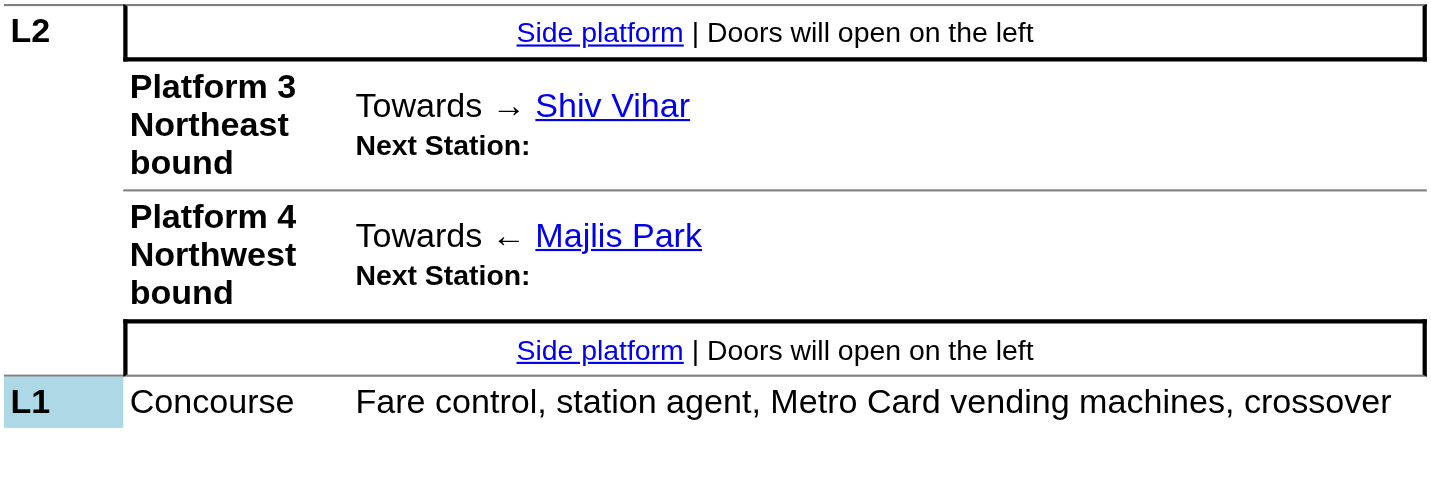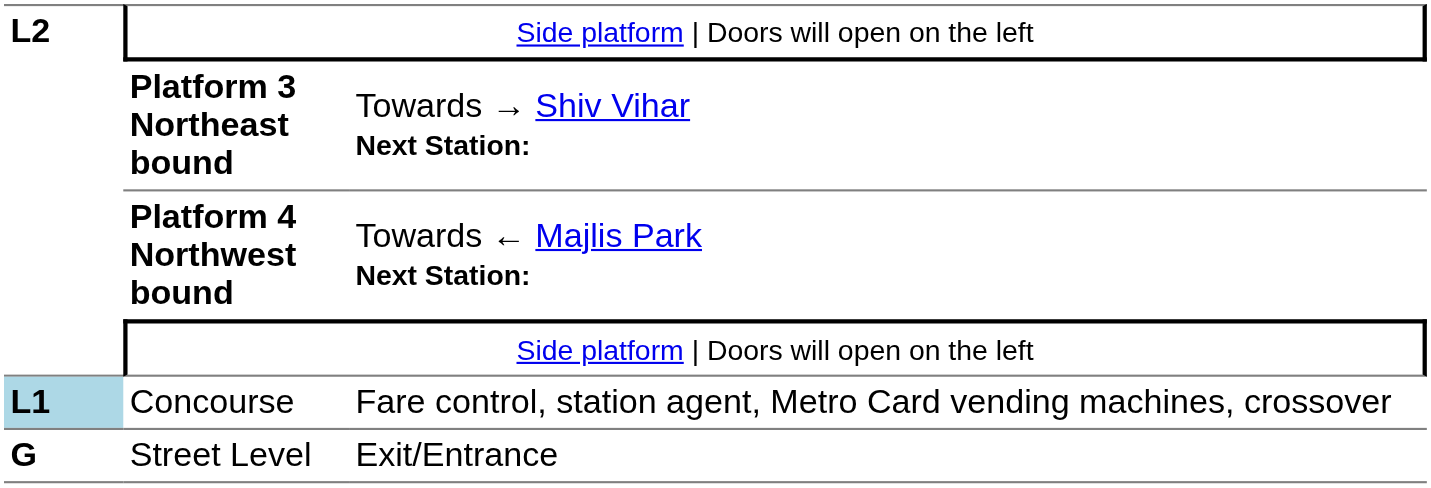+ row: (221, 454)
